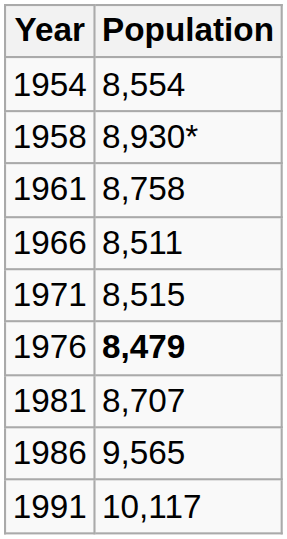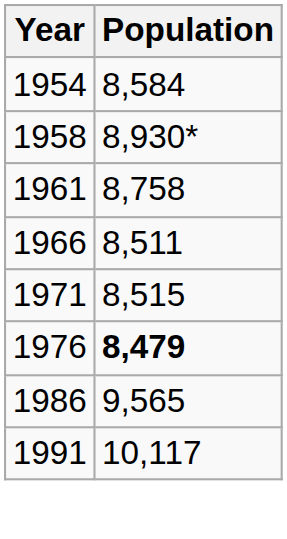(144, 83) 8,554 -> (144, 83) 8,584
- row: (50, 400)
